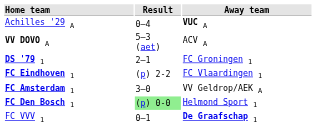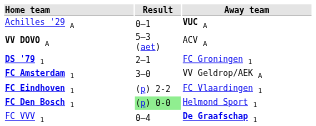(143, 24) 0–4 -> (143, 24) 0–1
rows swapped: (40, 74) <-> (40, 89)
(143, 118) 0–1 -> (143, 118) 0–4
